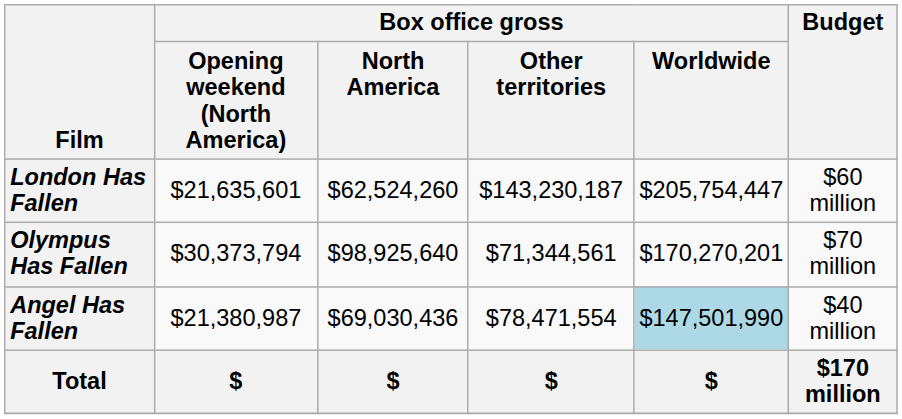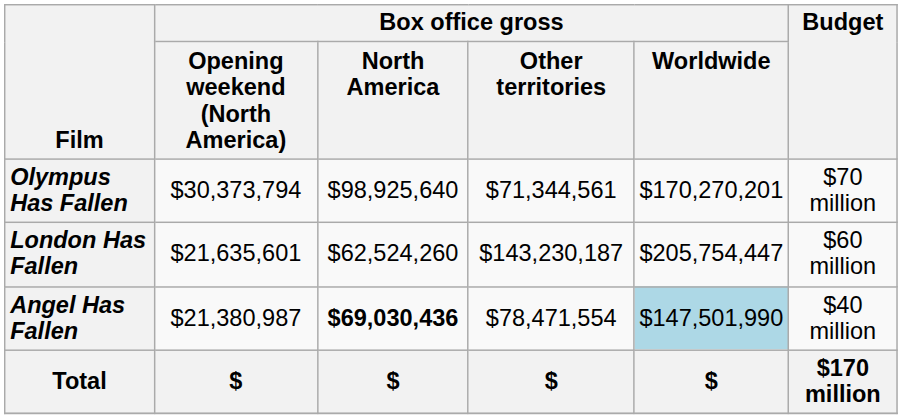rows swapped: (69, 254) <-> (78, 190)
(393, 317) normal -> (393, 317) bold
